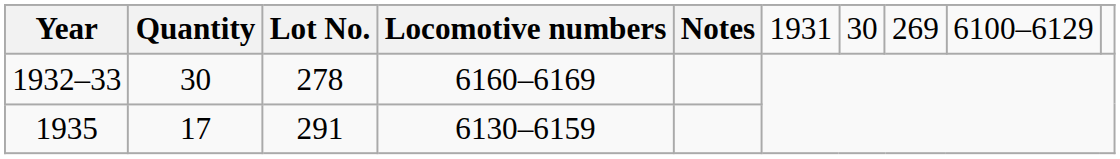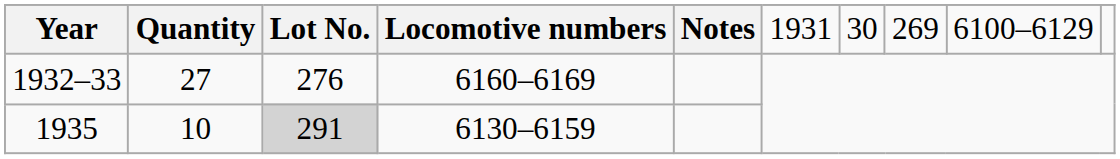(196, 78) 30 -> (196, 78) 27
(320, 78) 278 -> (320, 78) 276
(196, 128) 17 -> (196, 128) 10
(320, 128) no background -> (320, 128) lightgrey background
